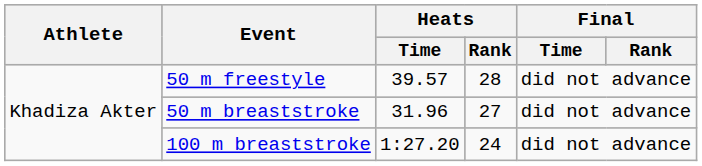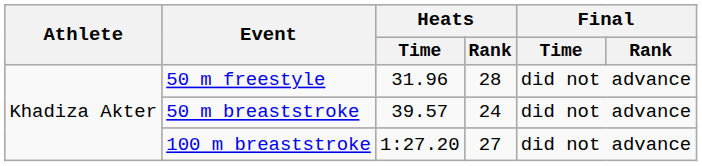(420, 81) 39.57 -> (420, 81) 31.96
(420, 112) 31.96 -> (420, 112) 39.57
(490, 112) 27 -> (490, 112) 24
(490, 144) 24 -> (490, 144) 27
